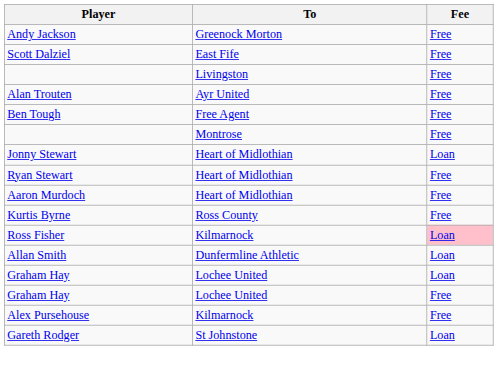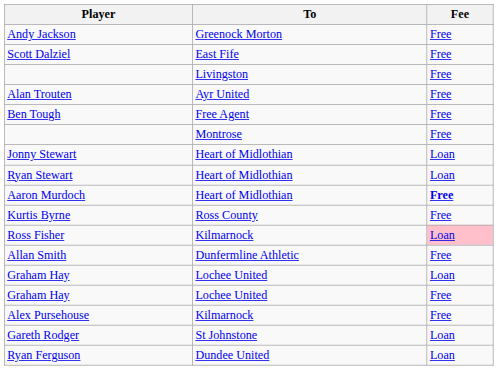(441, 175) Free -> (442, 175) Loan
(441, 195) normal -> (442, 195) bold
(442, 255) Loan -> (441, 255) Free
+ row: (44, 355)
